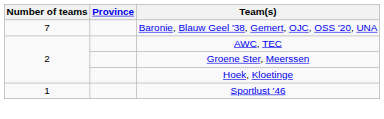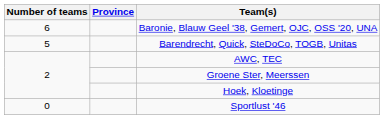(47, 28) 7 -> (47, 28) 6
+ row: (258, 43)
(47, 91) 1 -> (47, 106) 0
